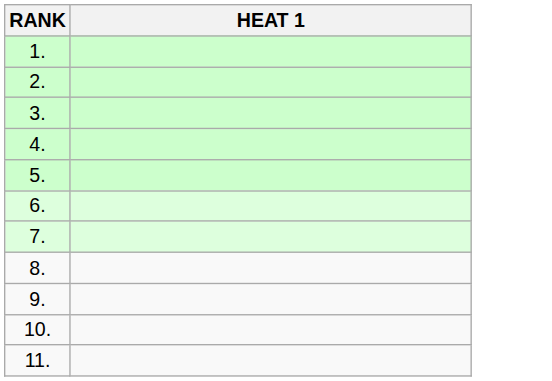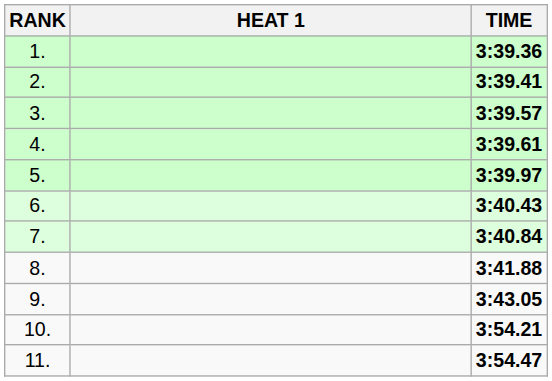+ column: (509, 21)
